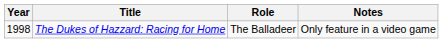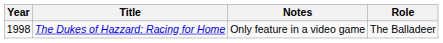columns swapped: (263, 12) <-> (368, 12)
